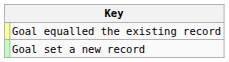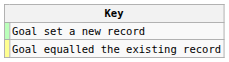rows swapped: (79, 48) <-> (117, 31)
